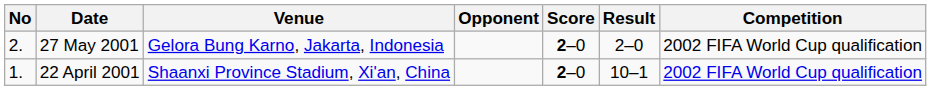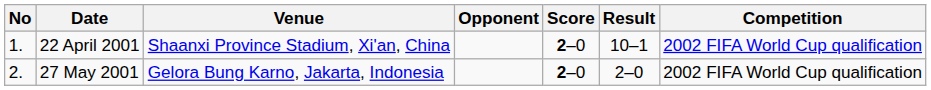rows swapped: (90, 72) <-> (89, 45)
